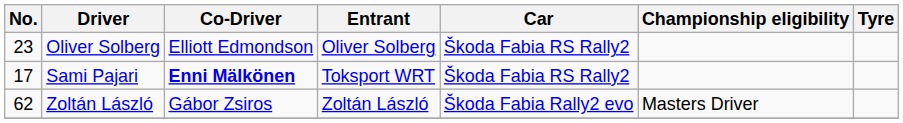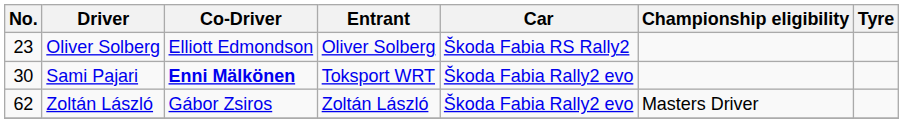(23, 75) 17 -> (23, 75) 30
(537, 75) Škoda Fabia RS Rally2 -> (539, 75) Škoda Fabia Rally2 evo
